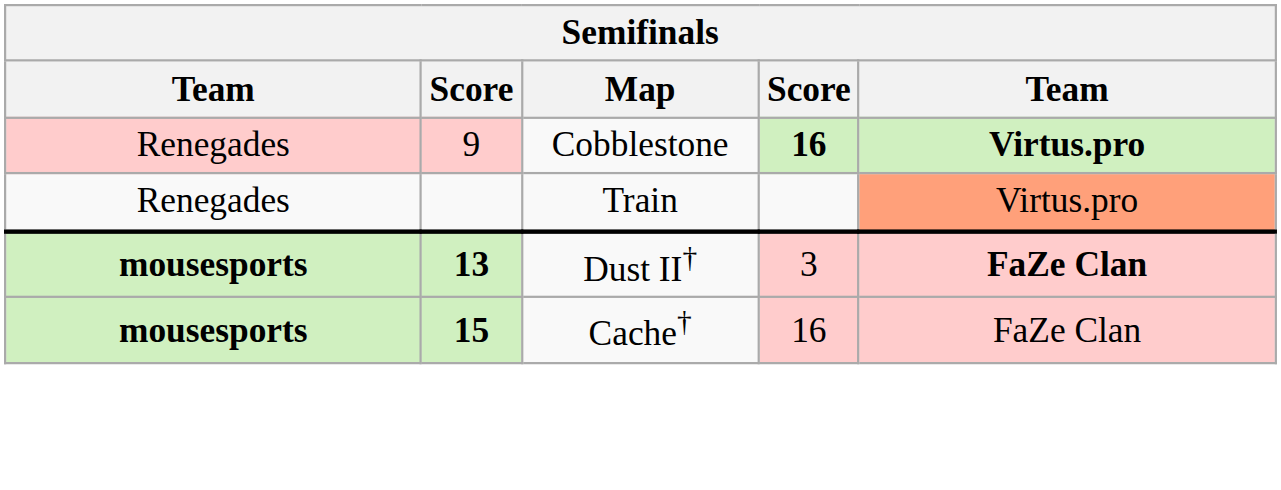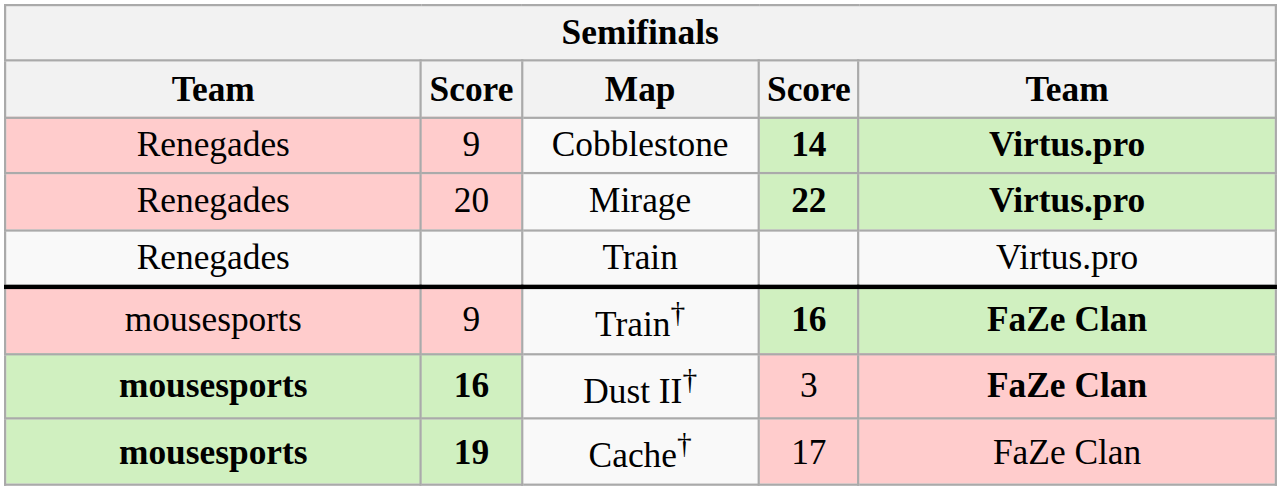(809, 144) 16 -> (809, 144) 14
+ row: (640, 200)
(1067, 200) lightsalmon background -> (1067, 256) no background
+ row: (640, 319)
(471, 263) 13 -> (471, 385) 16
(471, 329) 15 -> (471, 451) 19
(809, 329) 16 -> (809, 451) 17
